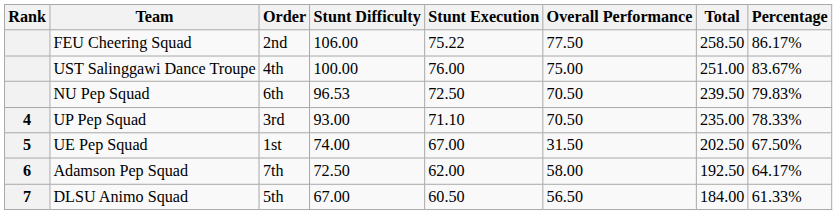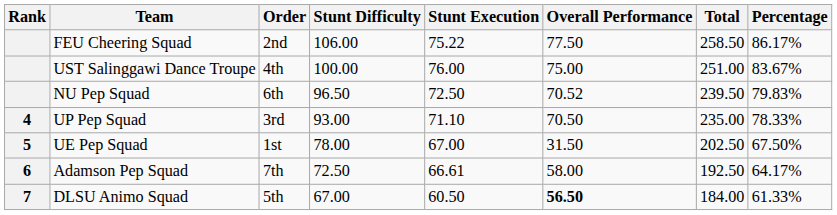(332, 94) 96.53 -> (332, 94) 96.50
(565, 94) 70.50 -> (565, 94) 70.52
(332, 145) 74.00 -> (332, 145) 78.00
(446, 171) 62.00 -> (446, 171) 66.61
(565, 196) normal -> (565, 196) bold
